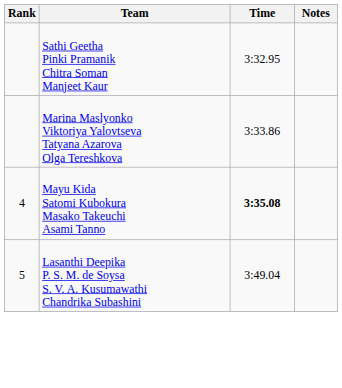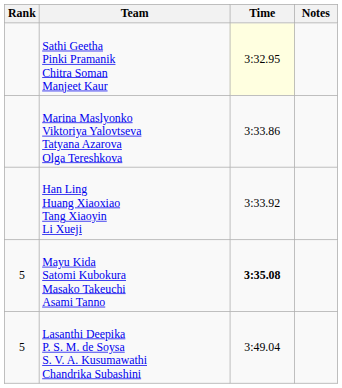(262, 59) no background -> (262, 59) lightyellow background
+ row: (81, 210)
(22, 203) 4 -> (22, 275) 5
